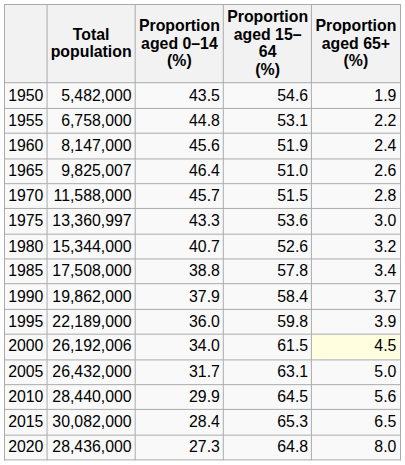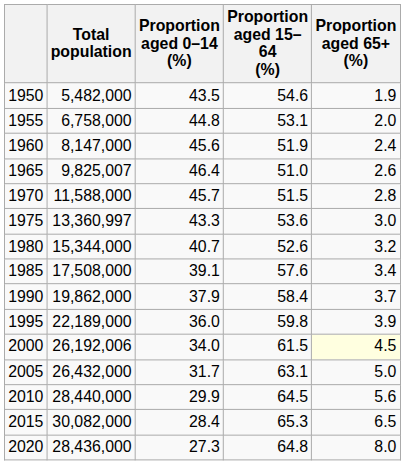(385, 120) 2.2 -> (385, 120) 2.0
(204, 271) 38.8 -> (204, 271) 39.1
(293, 271) 57.8 -> (293, 271) 57.6
